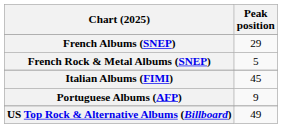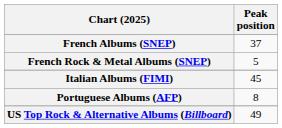(256, 43) 29 -> (256, 43) 37
(256, 97) 9 -> (256, 97) 8
